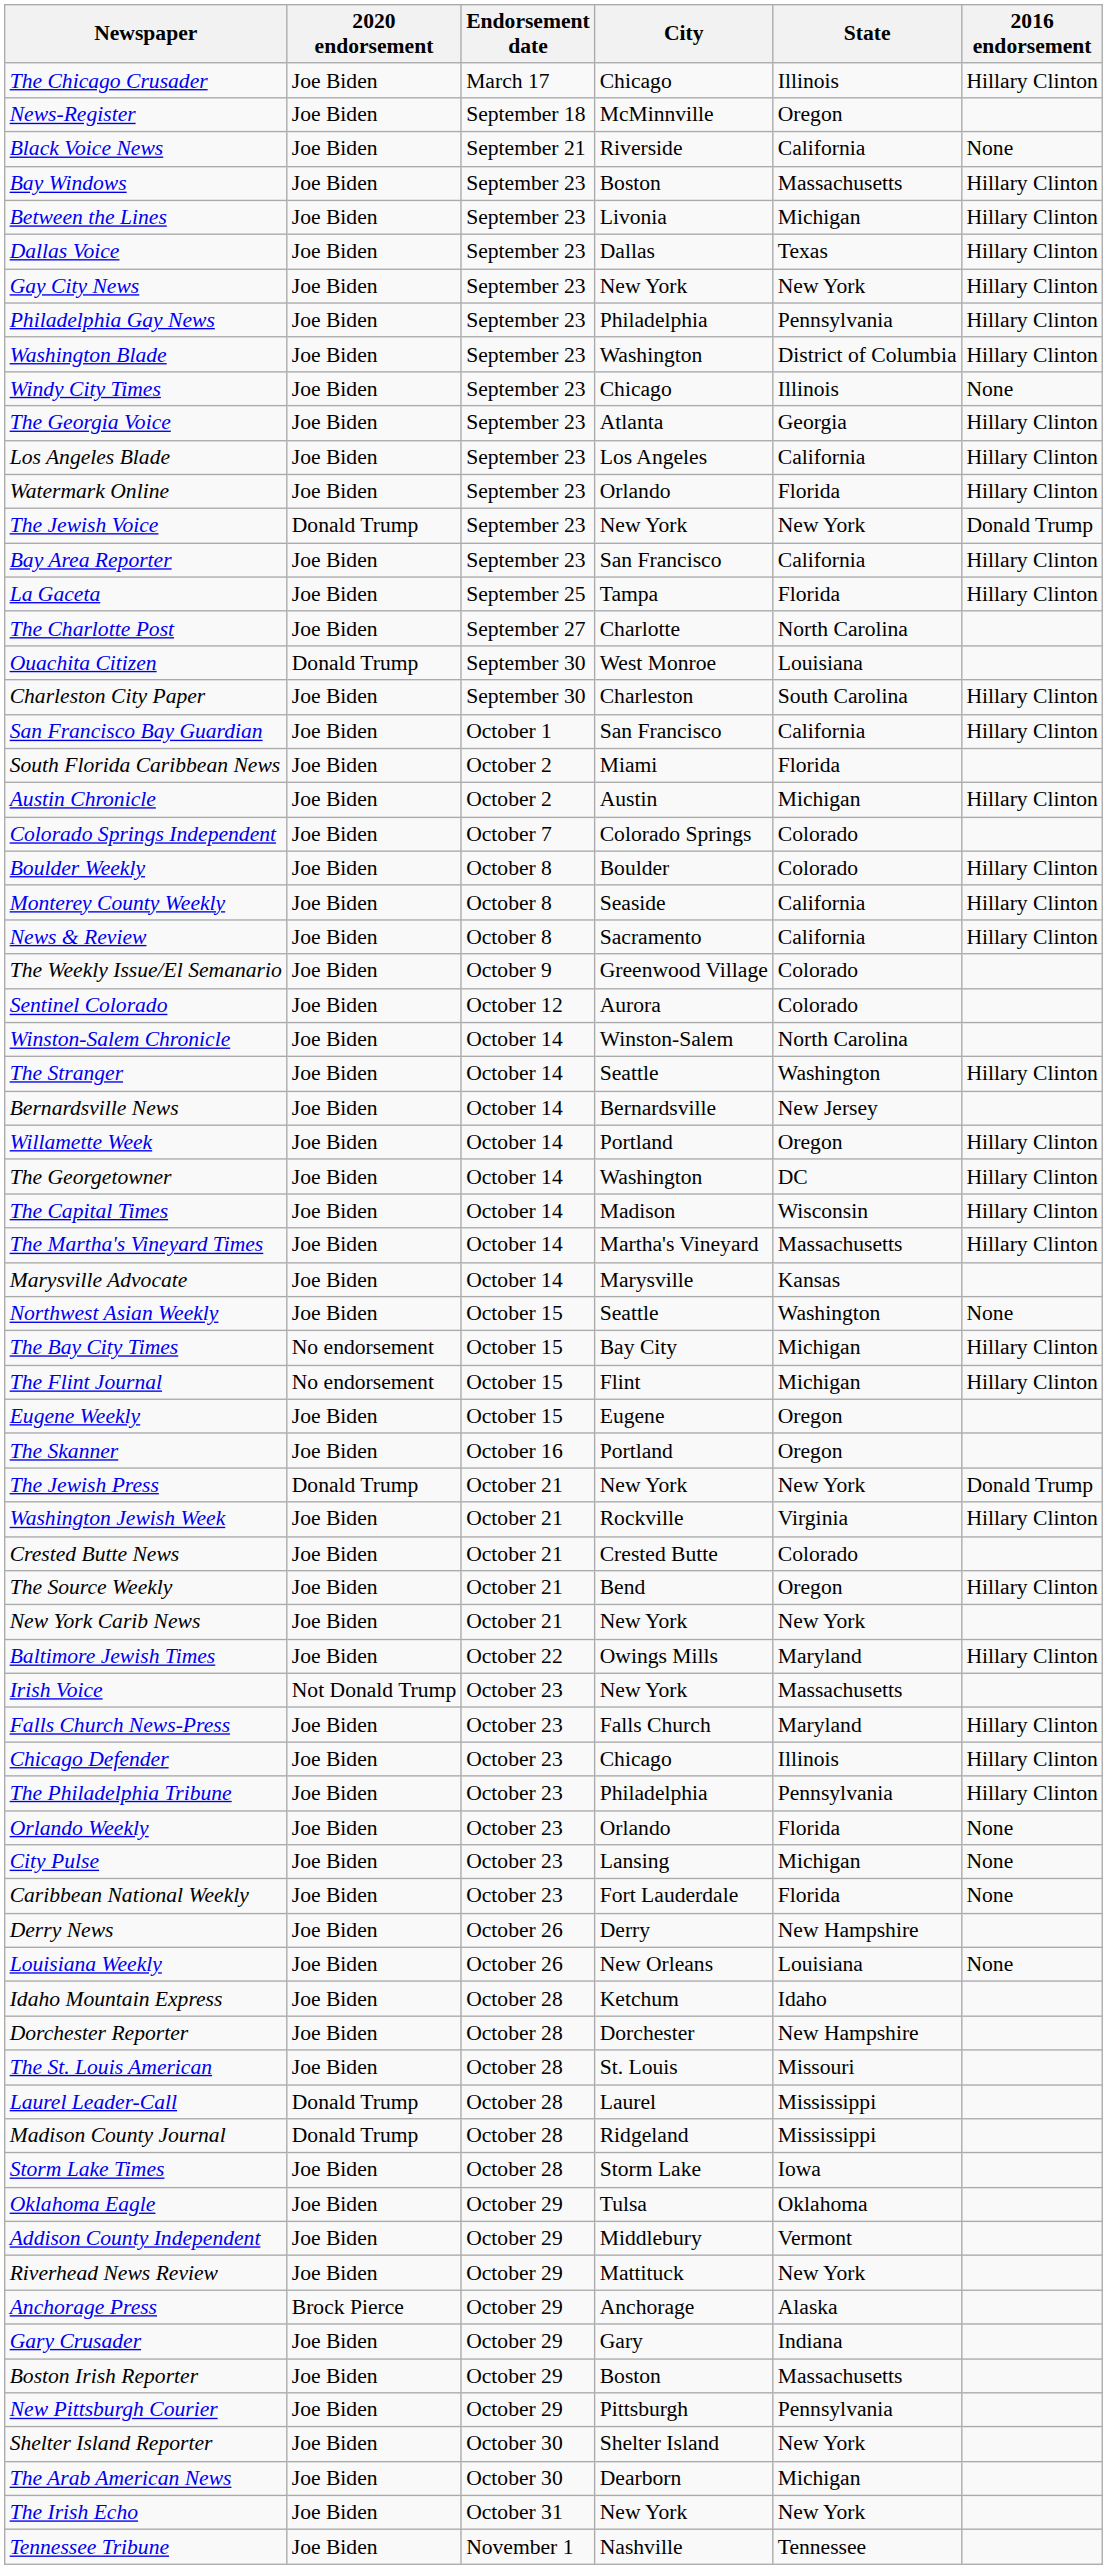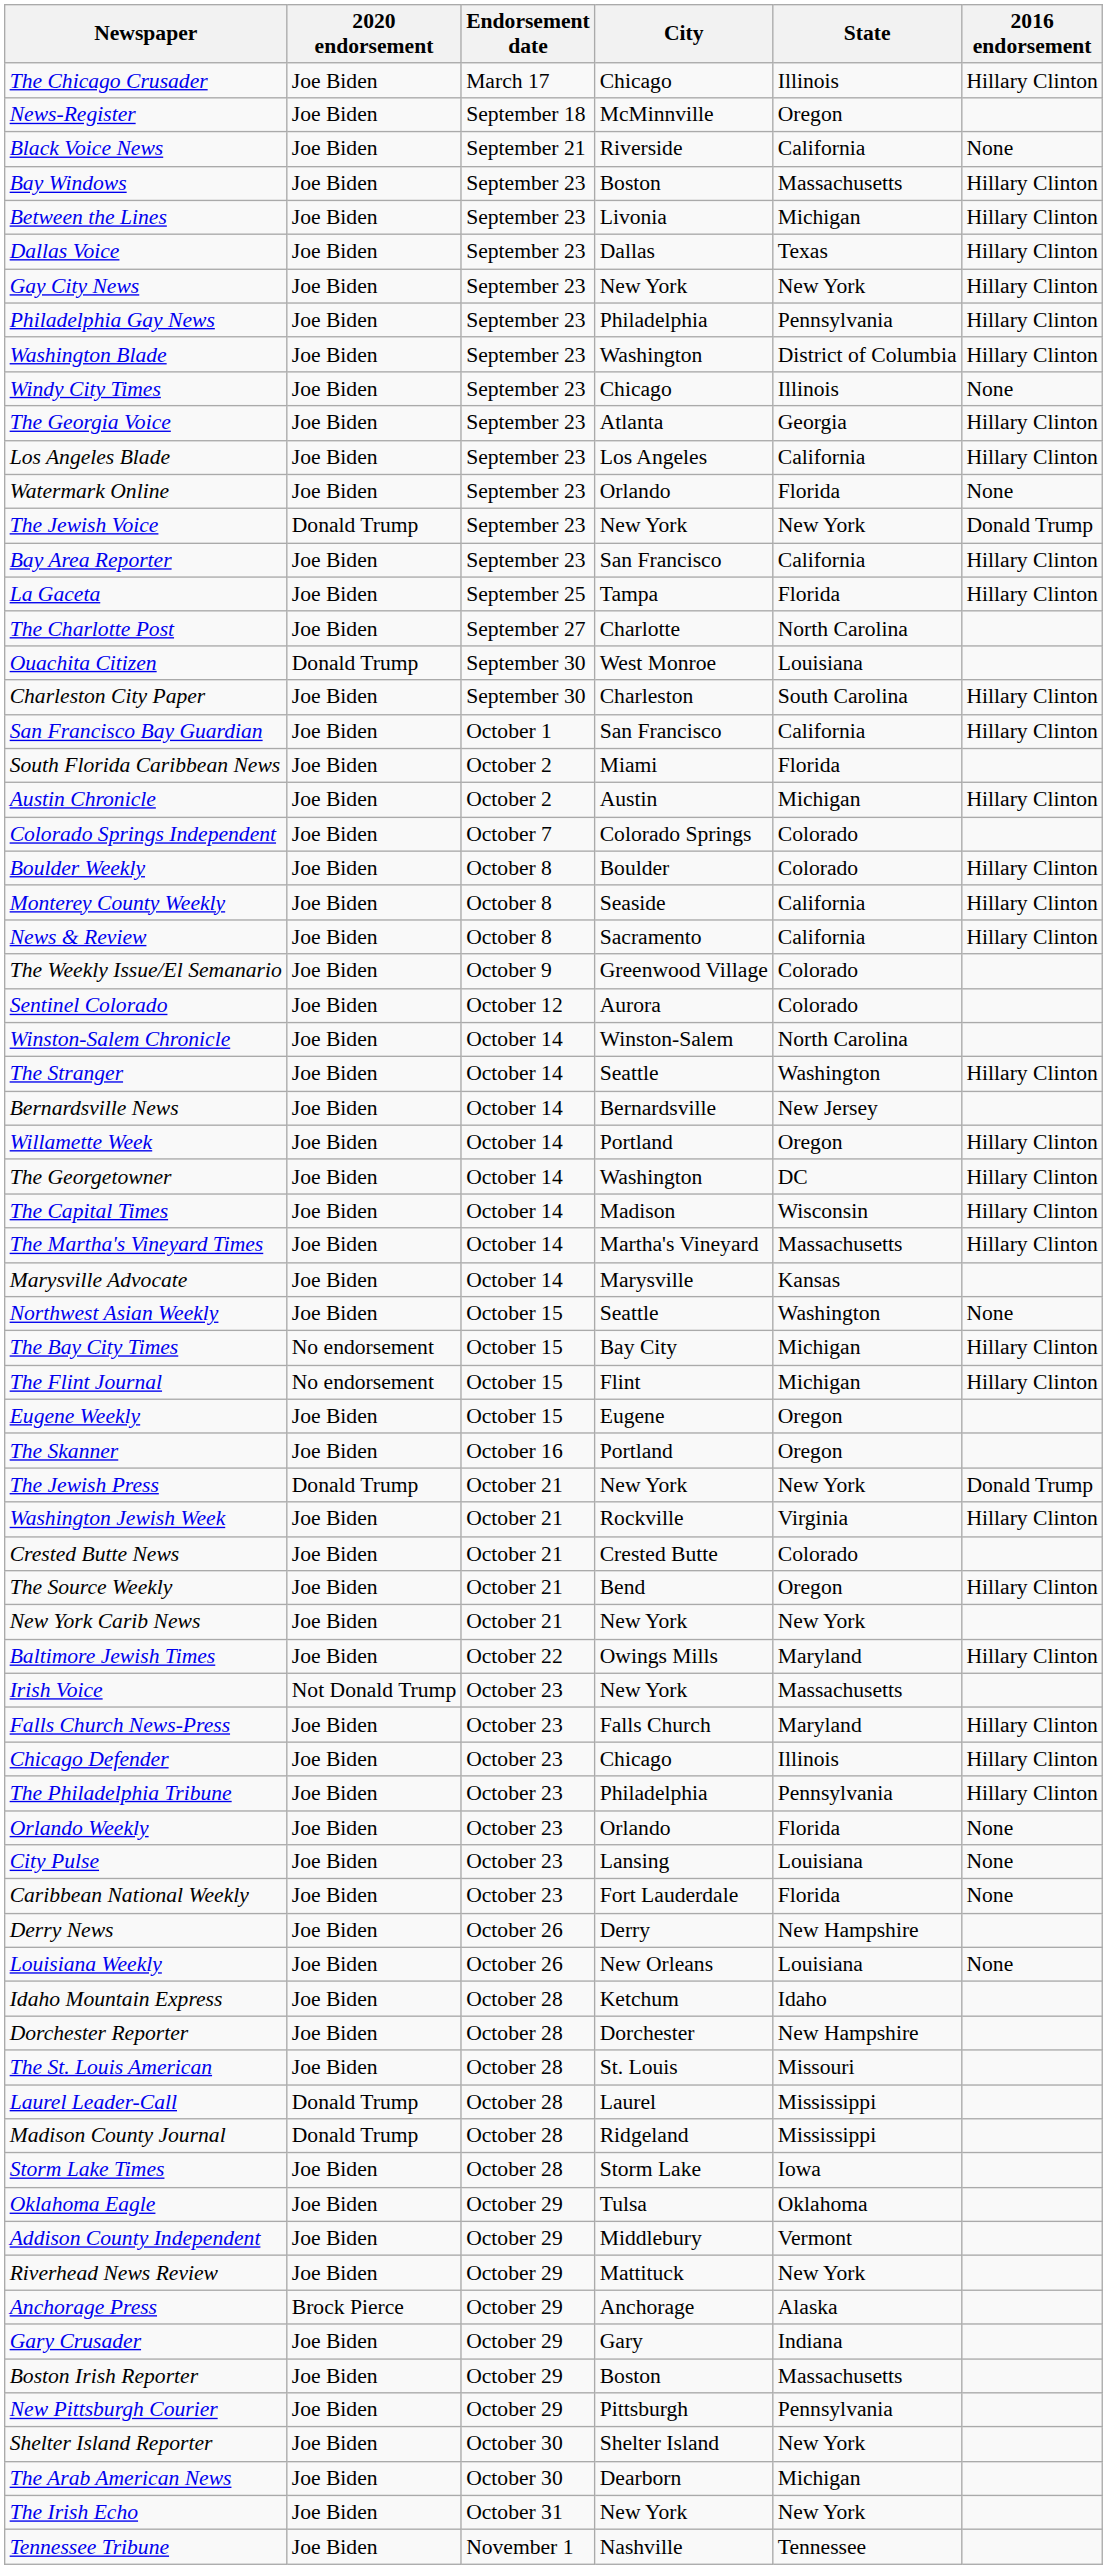(1032, 491) Hillary Clinton -> (990, 491) None
(819, 1861) Michigan -> (820, 1861) Louisiana
